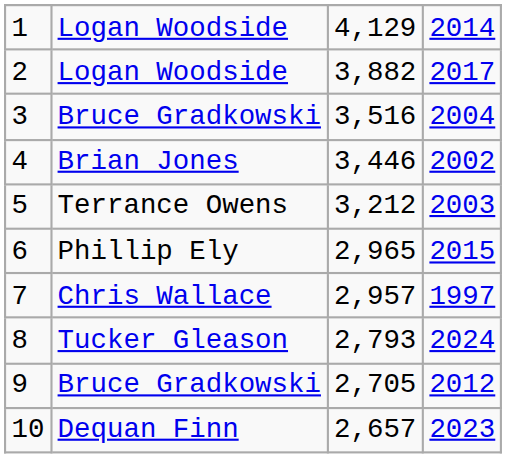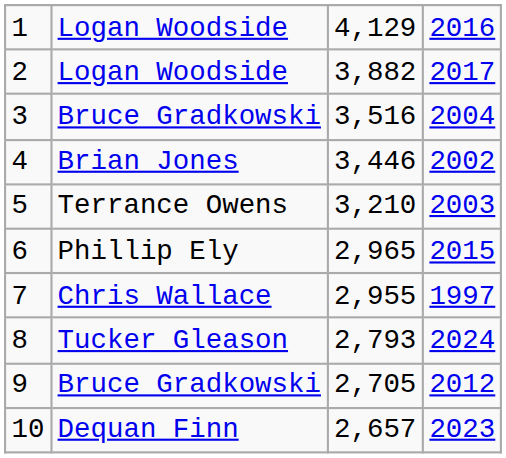(462, 27) 2014 -> (462, 27) 2016
(375, 206) 3,212 -> (375, 206) 3,210
(375, 296) 2,957 -> (375, 296) 2,955
